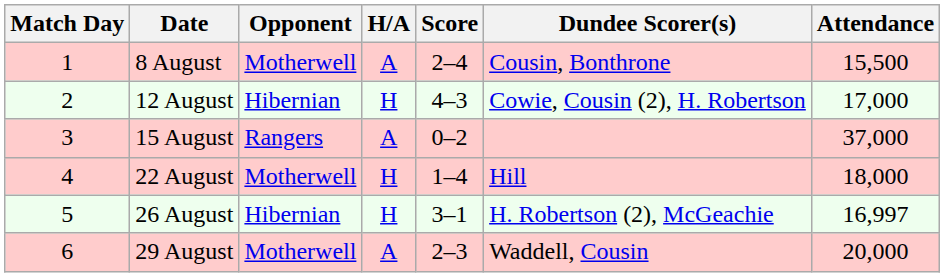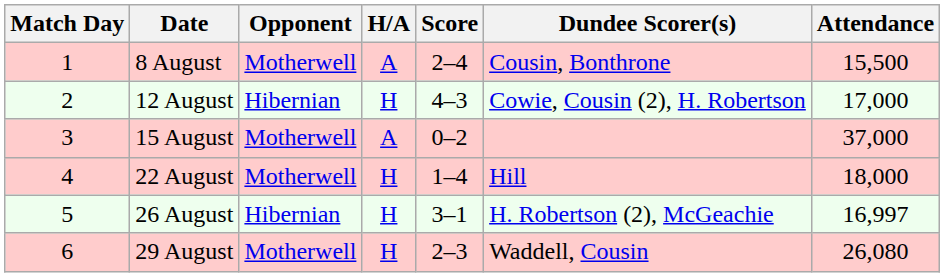(284, 137) Rangers -> (300, 137) Motherwell
(389, 251) A -> (389, 251) H
(876, 251) 20,000 -> (876, 251) 26,080
